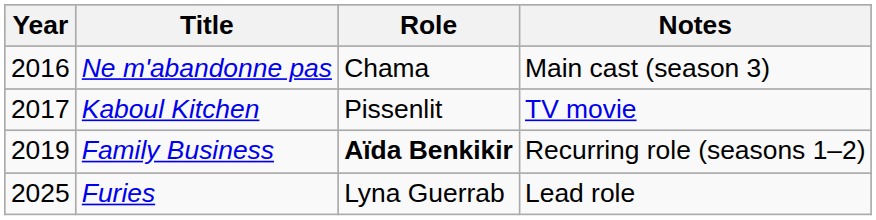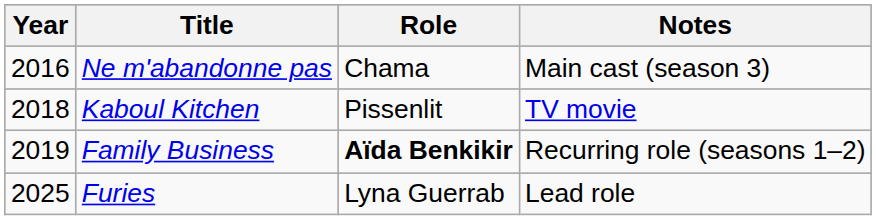(40, 109) 2017 -> (40, 109) 2018
